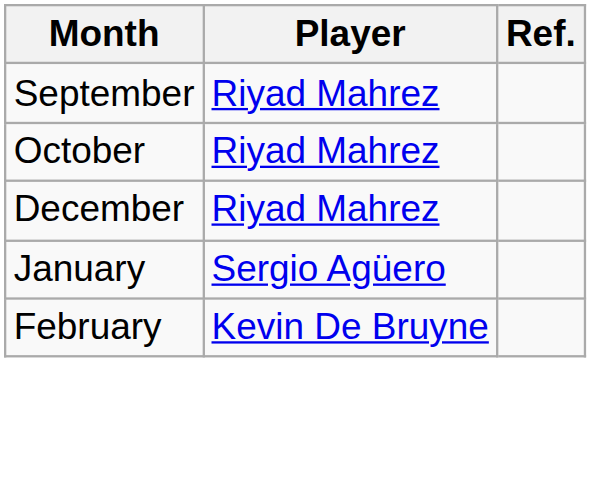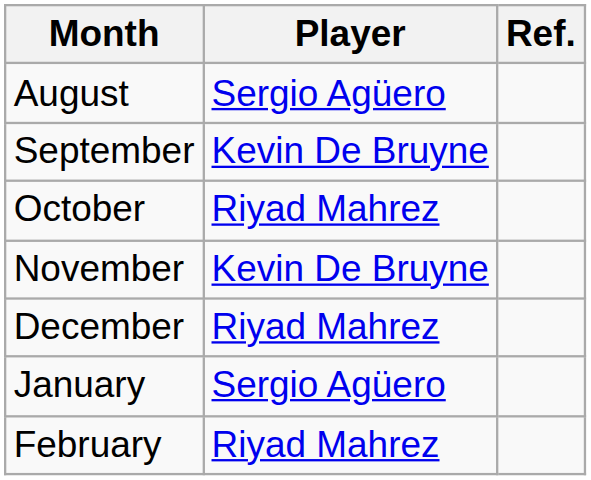+ row: (71, 92)
(326, 92) Riyad Mahrez -> (350, 151) Kevin De Bruyne
+ row: (99, 268)
(350, 326) Kevin De Bruyne -> (326, 444) Riyad Mahrez
